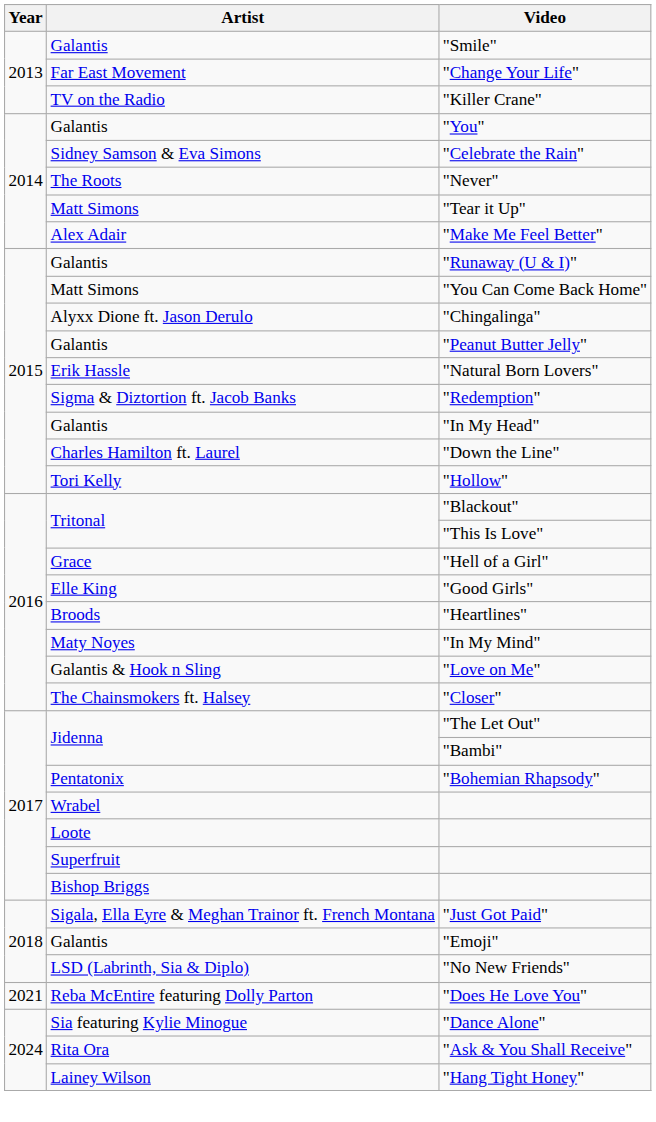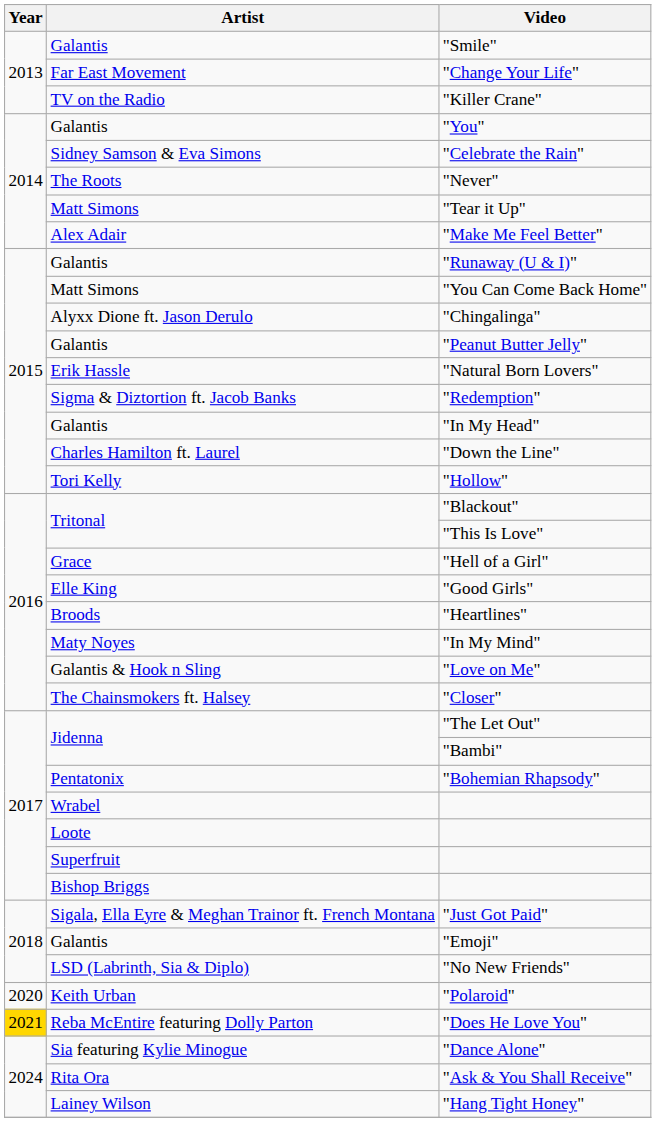+ row: (93, 995)
(26, 995) no background -> (26, 1022) gold background
